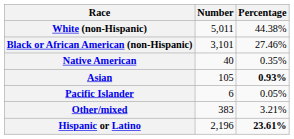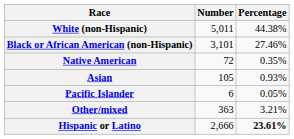(229, 61) 40 -> (229, 61) 72
(272, 77) bold -> (273, 77) normal
(226, 110) 383 -> (226, 110) 363
(222, 126) 2,196 -> (222, 126) 2,666
